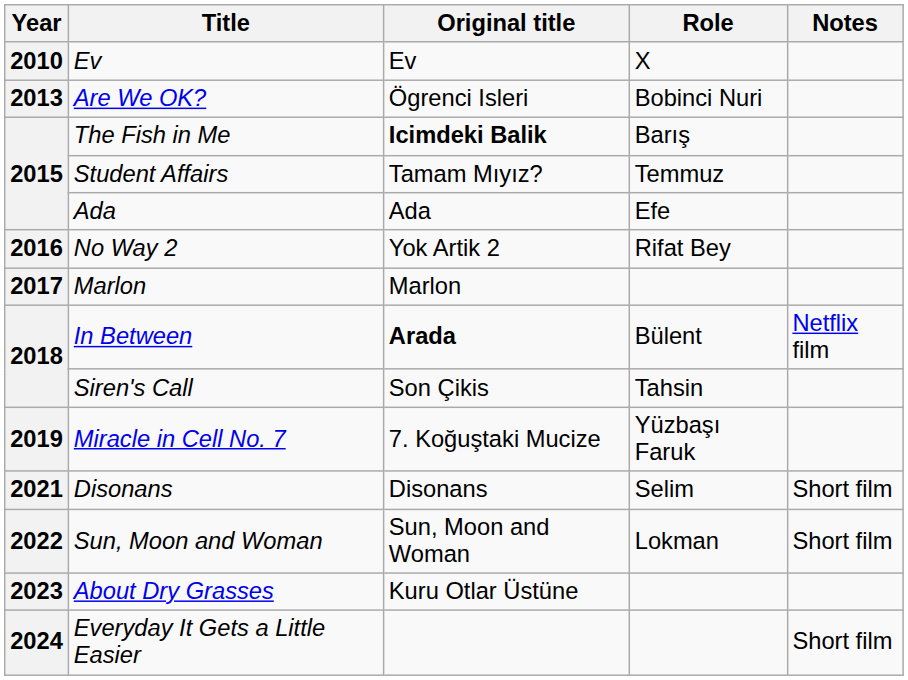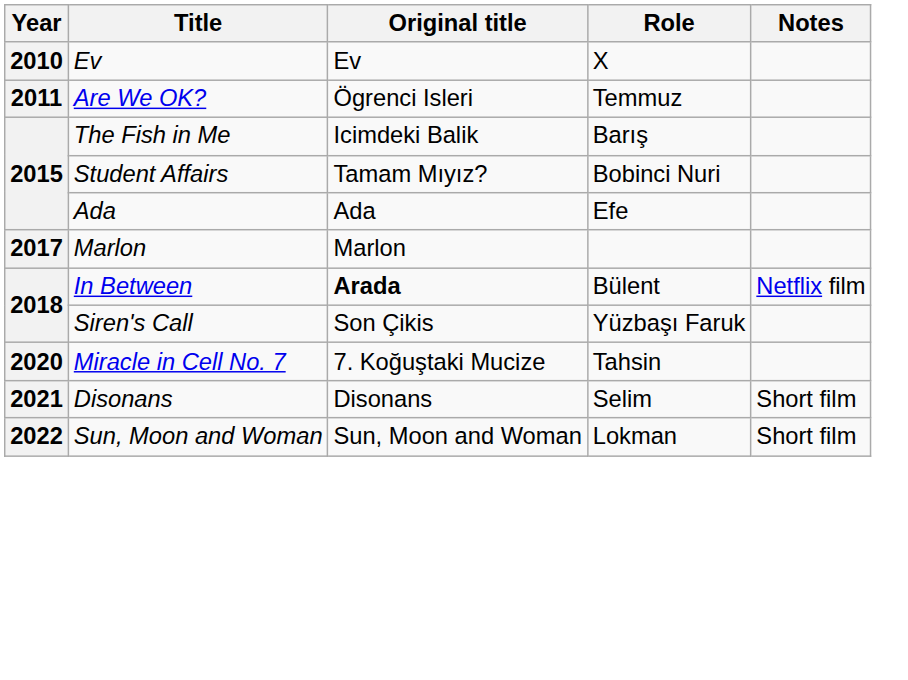(37, 98) 2013 -> (37, 98) 2011
(699, 98) Bobinci Nuri -> (637, 98) Temmuz
(468, 135) bold -> (406, 135) normal
(679, 173) Temmuz -> (657, 173) Bobinci Nuri
- row: (126, 248)
(669, 387) Tahsin -> (669, 323) Yüzbaşı Faruk
(37, 438) 2019 -> (37, 361) 2020
(677, 438) Yüzbaşı Faruk -> (627, 361) Tahsin
- row: (174, 591)
- row: (199, 642)
